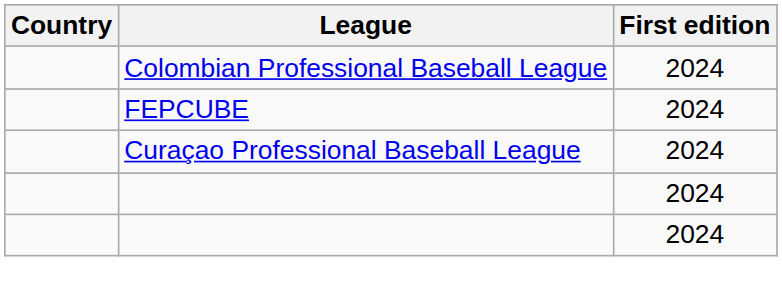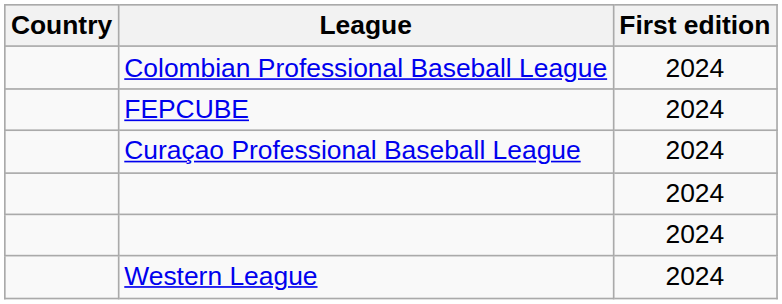+ row: (62, 277)
